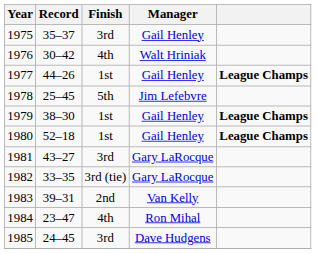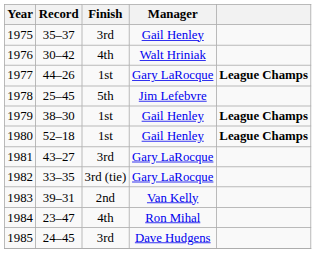(173, 75) Gail Henley -> (173, 75) Gary LaRocque
